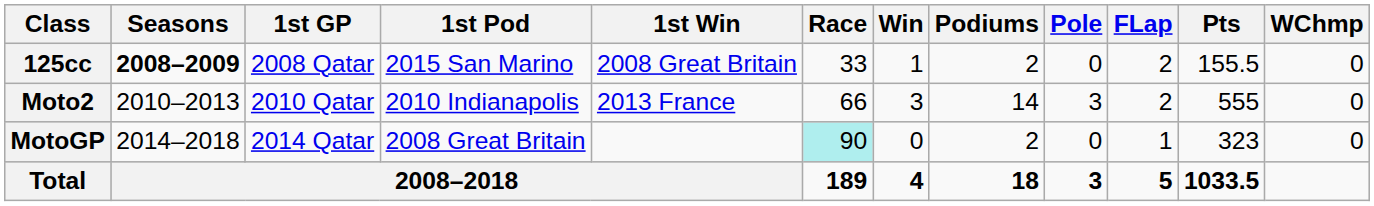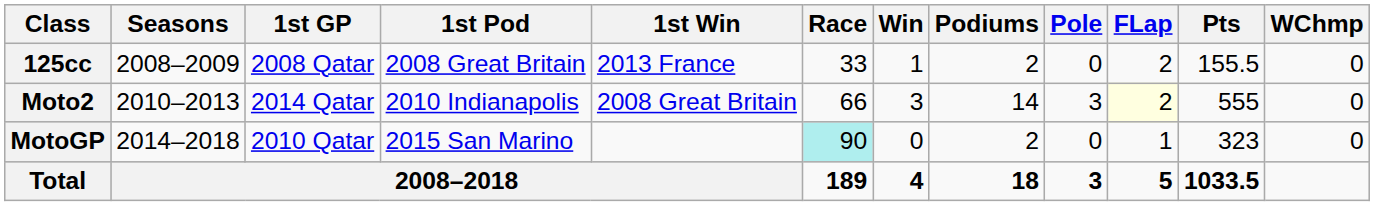(178, 63) bold -> (178, 63) normal
(479, 63) 2015 San Marino -> (486, 63) 2008 Great Britain
(697, 63) 2008 Great Britain -> (666, 63) 2013 France
(313, 102) 2010 Qatar -> (313, 102) 2014 Qatar
(666, 102) 2013 France -> (697, 102) 2008 Great Britain
(1166, 102) no background -> (1166, 102) lightyellow background
(313, 141) 2014 Qatar -> (313, 141) 2010 Qatar
(486, 141) 2008 Great Britain -> (479, 141) 2015 San Marino
